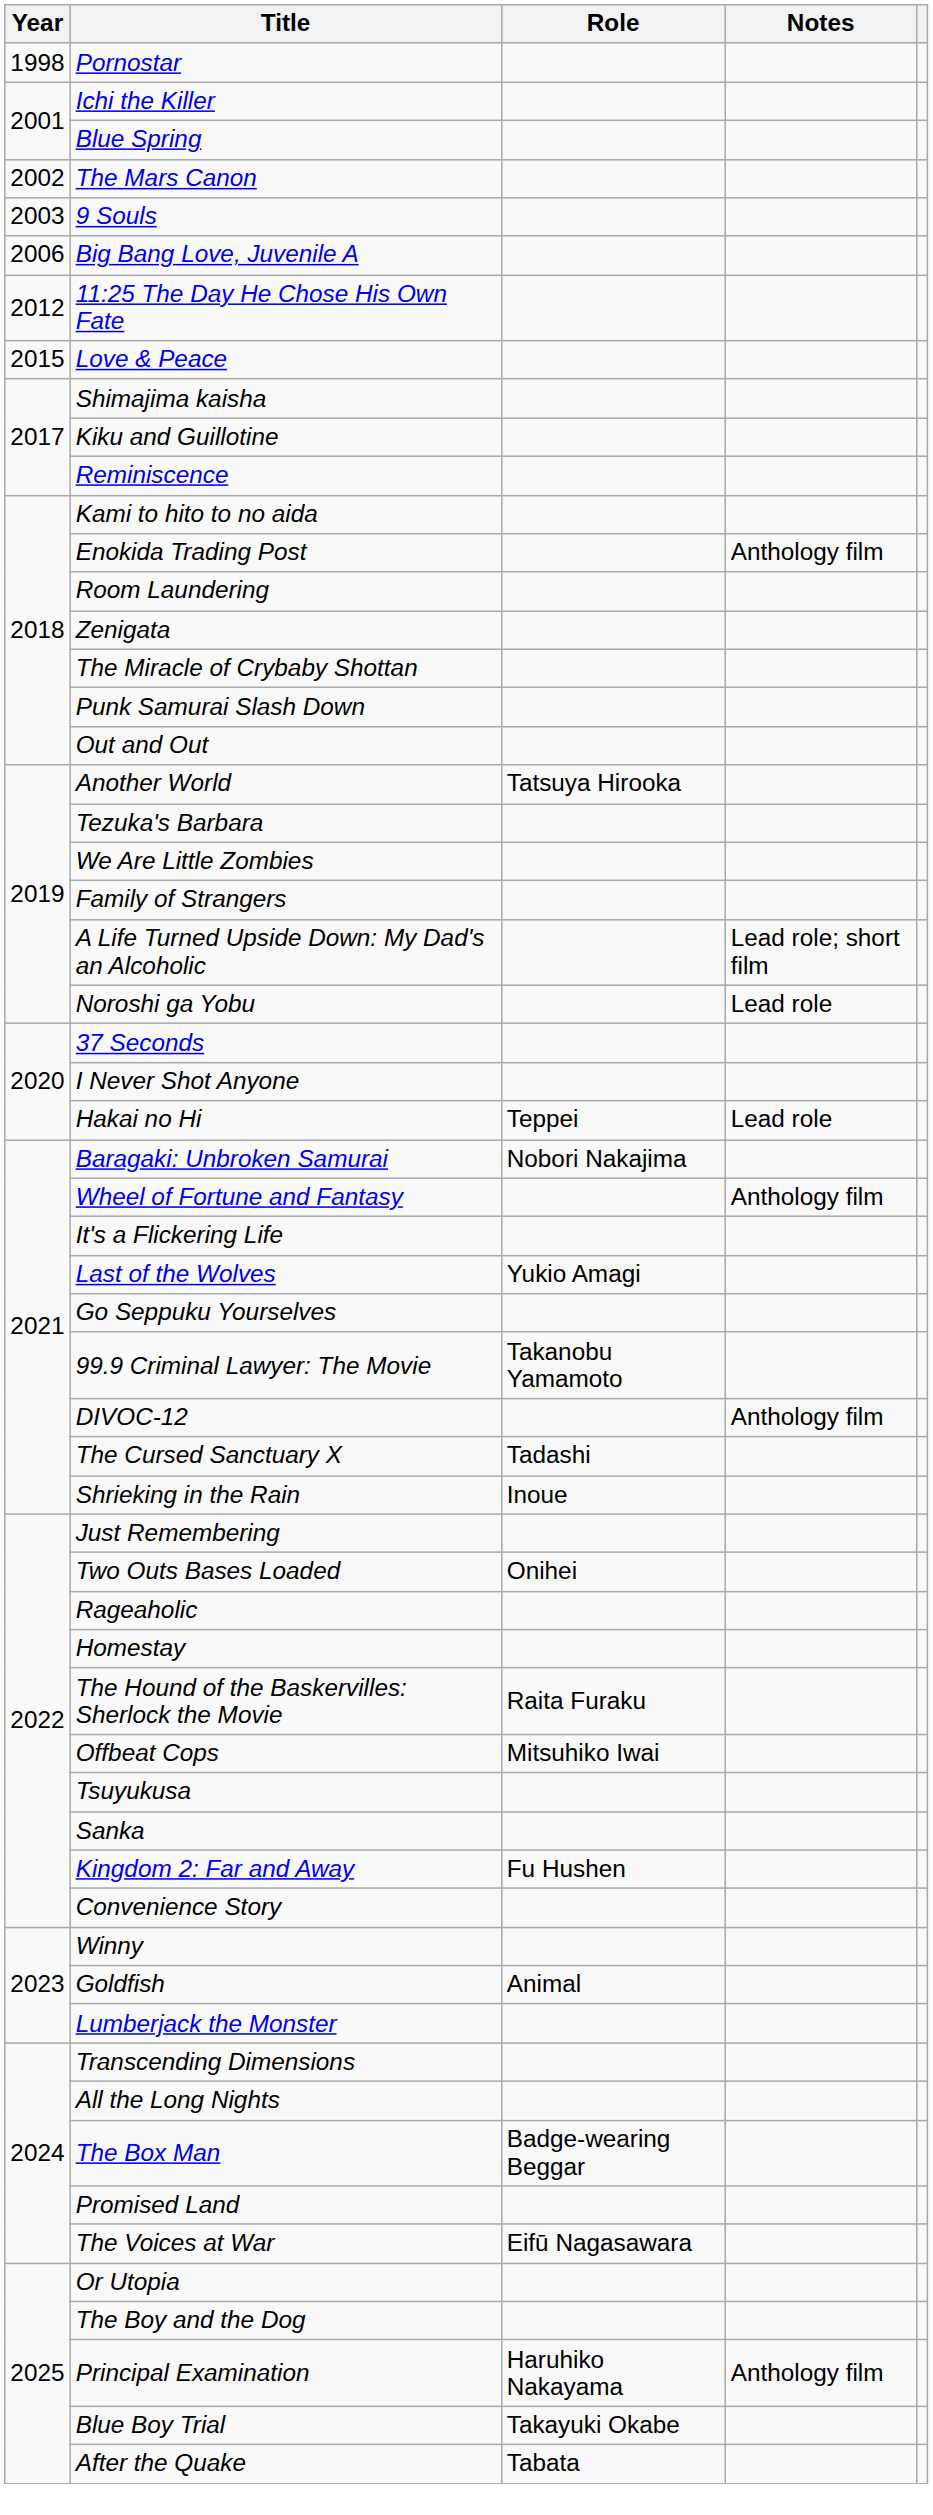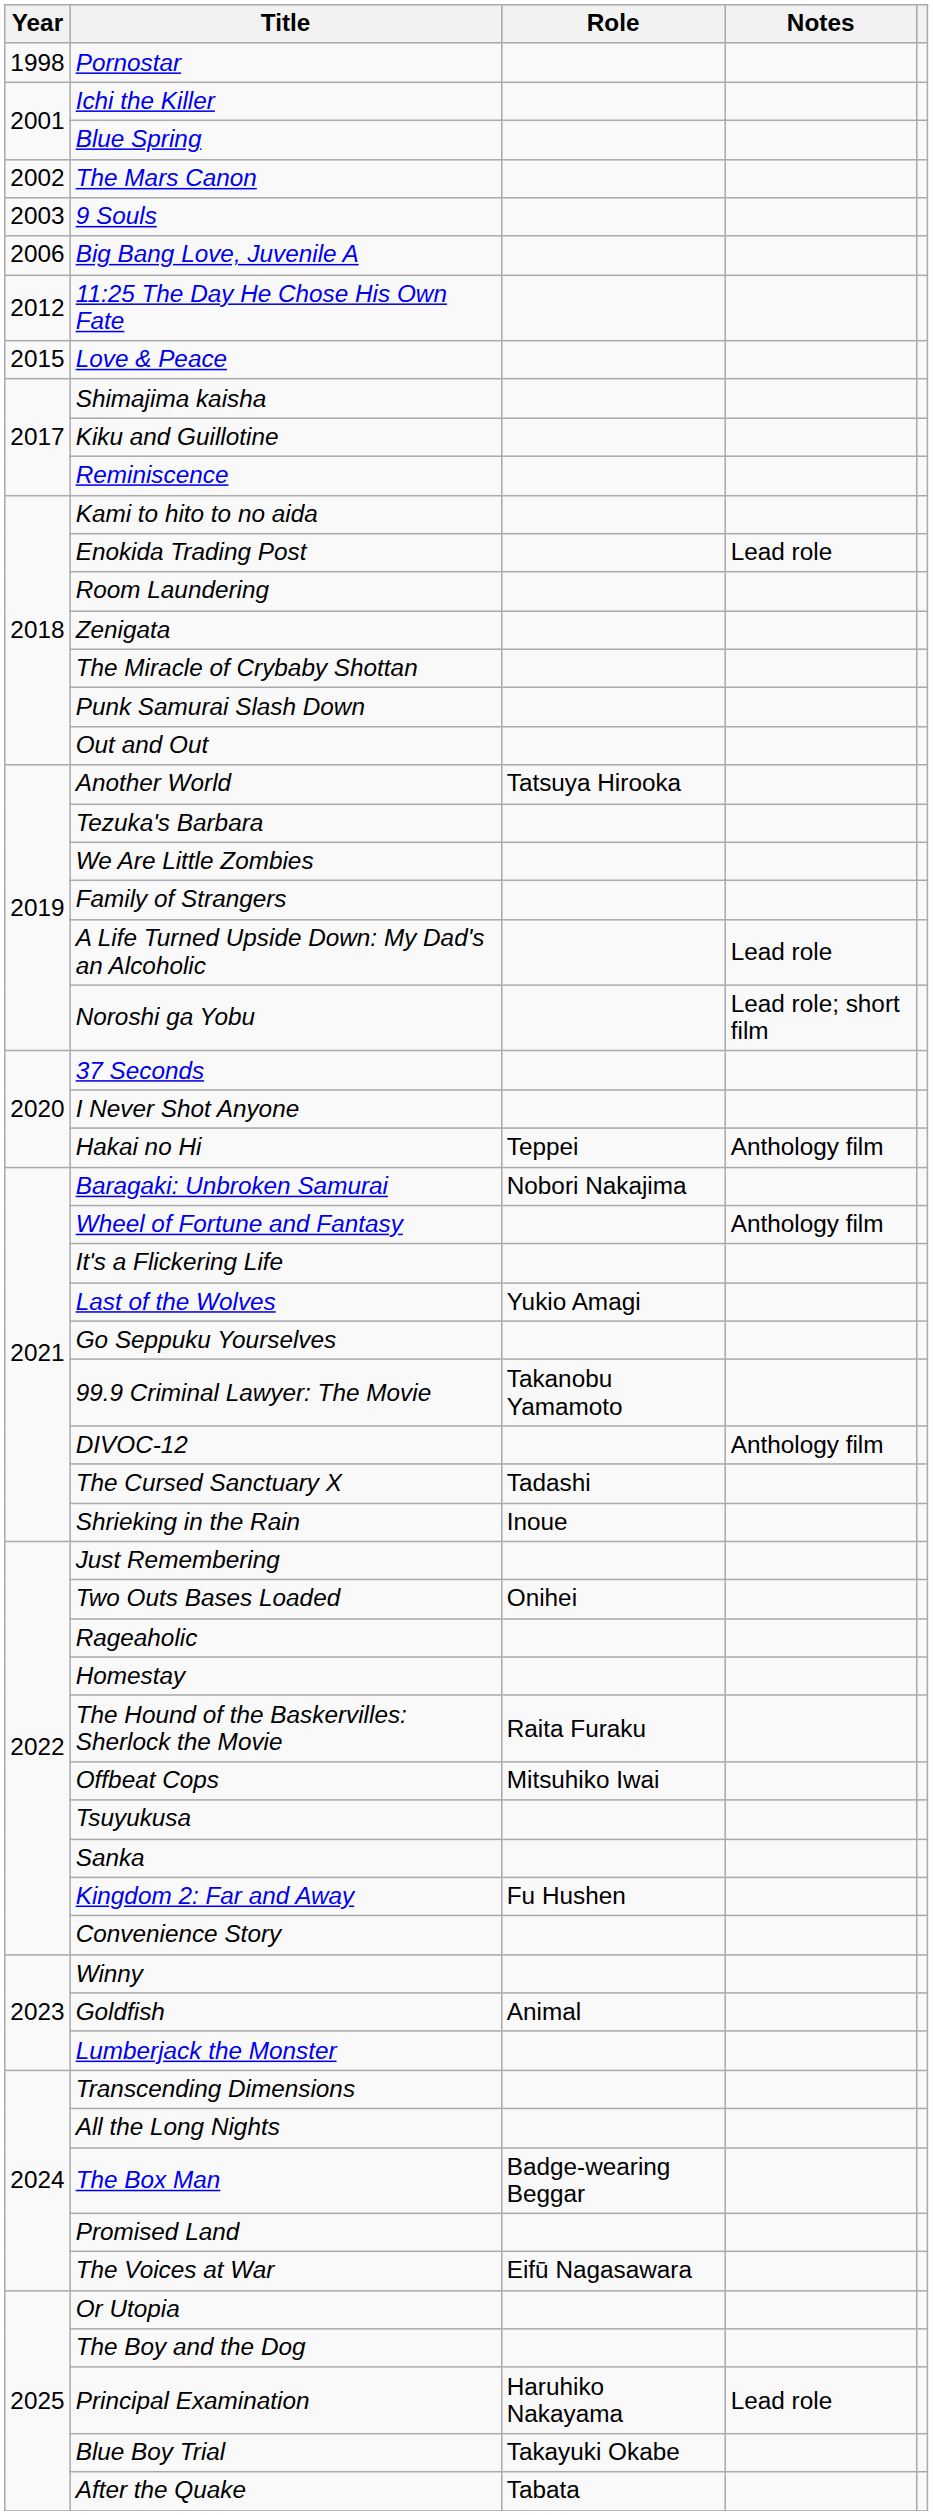(807, 552) Anthology film -> (781, 552) Lead role
(815, 951) Lead role; short film -> (781, 951) Lead role
(781, 1004) Lead role -> (815, 1017) Lead role; short film
(781, 1119) Lead role -> (807, 1147) Anthology film
(807, 2372) Anthology film -> (781, 2400) Lead role
